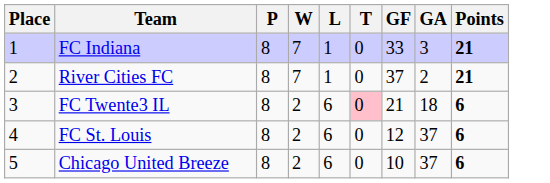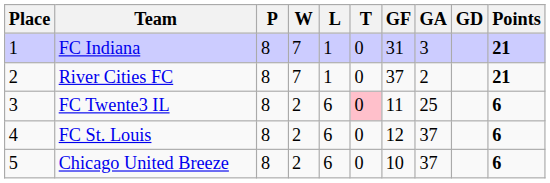+ column: (469, 18)
(395, 47) 33 -> (395, 47) 31
(395, 105) 21 -> (395, 105) 11
(429, 105) 18 -> (429, 105) 25
